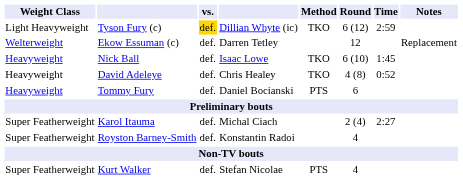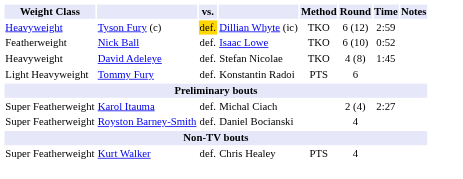(47, 27) Light Heavyweight -> (34, 27) Heavyweight
- row: (138, 43)
(34, 59) Heavyweight -> (36, 43) Featherweight
(386, 59) 1:45 -> (386, 43) 0:52
(247, 74) Chris Healey -> (251, 59) Stefan Nicolae
(386, 74) 0:52 -> (386, 59) 1:45
(34, 90) Heavyweight -> (47, 74) Light Heavyweight
(256, 90) Daniel Bocianski -> (257, 74) Konstantin Radoi
(257, 138) Konstantin Radoi -> (256, 122) Daniel Bocianski
(251, 169) Stefan Nicolae -> (247, 153) Chris Healey
